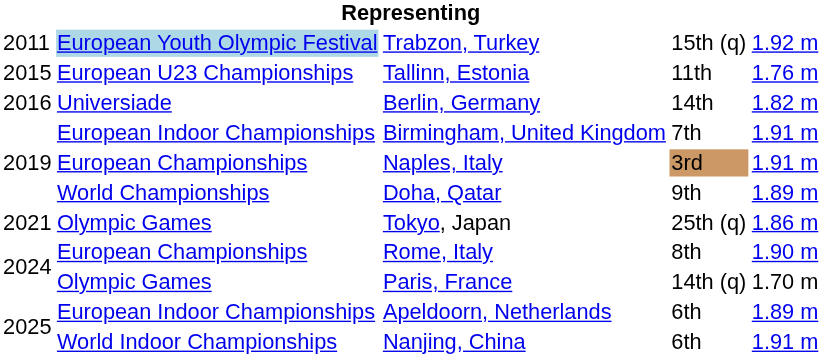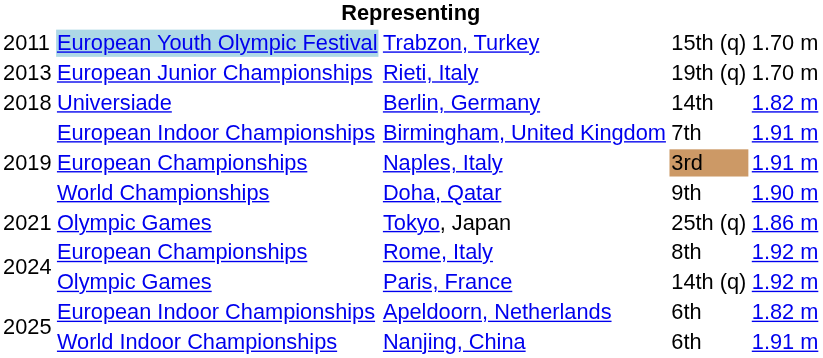(785, 43) 1.92 m -> (785, 43) 1.70 m
+ row: (431, 72)
- row: (456, 72)
(27, 102) 2016 -> (27, 102) 2018
(785, 192) 1.89 m -> (785, 192) 1.90 m
(785, 252) 1.90 m -> (785, 252) 1.92 m
(785, 282) 1.70 m -> (785, 282) 1.92 m
(785, 312) 1.89 m -> (785, 312) 1.82 m
